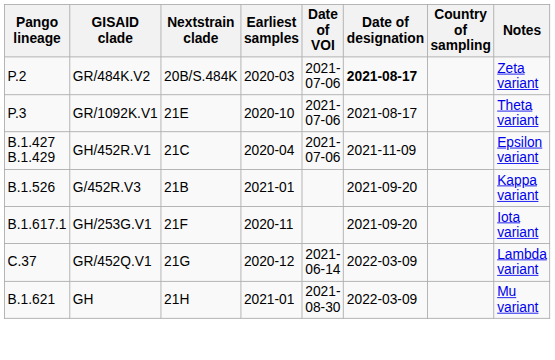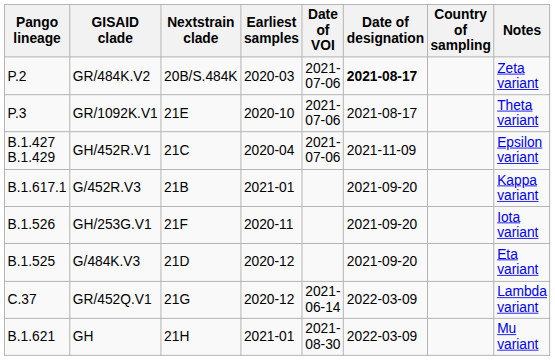(31, 187) B.1.526 -> (37, 187) B.1.617.1
(37, 225) B.1.617.1 -> (31, 225) B.1.526
+ row: (107, 262)
